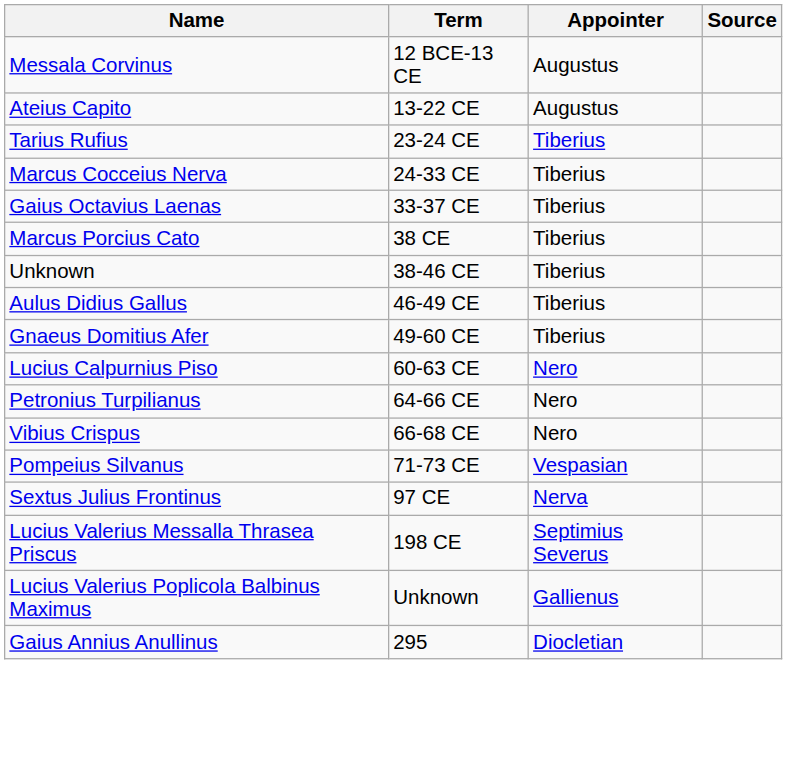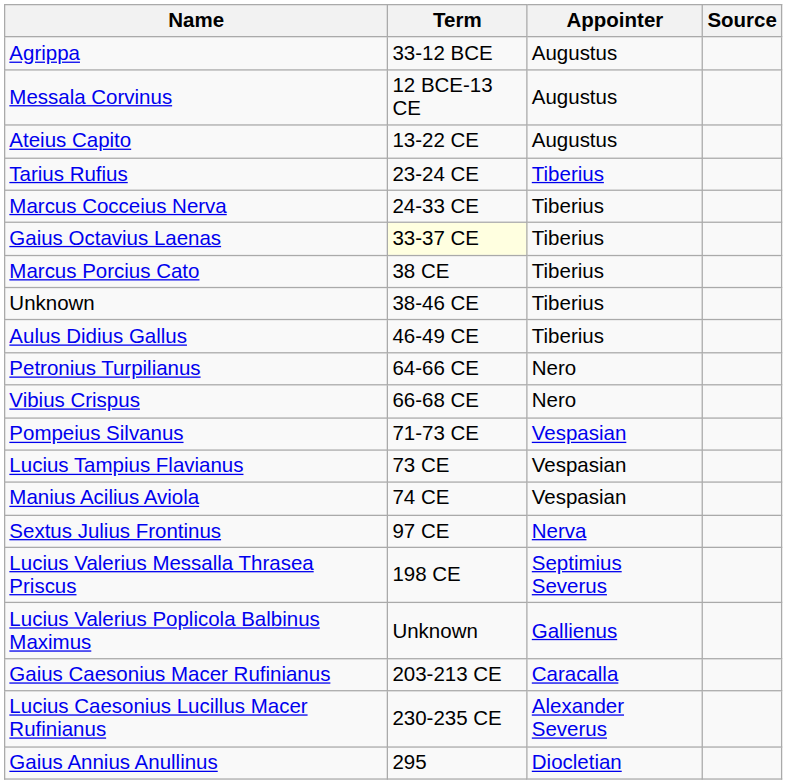+ row: (45, 53)
(436, 206) no background -> (436, 238) lightyellow background
- row: (109, 336)
- row: (114, 368)
+ row: (126, 466)
+ row: (104, 498)
+ row: (170, 674)
+ row: (158, 718)
